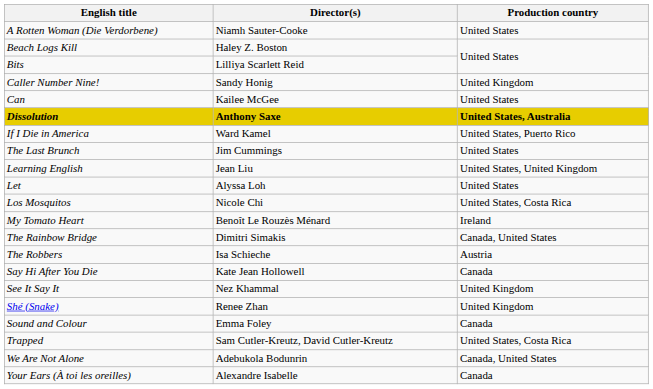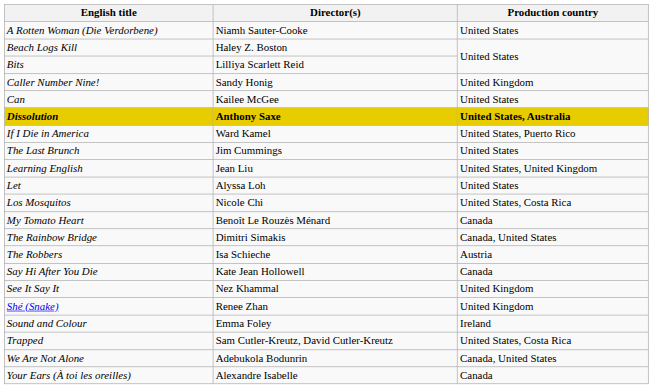(475, 220) Ireland -> (476, 220) Canada
(476, 323) Canada -> (475, 323) Ireland
